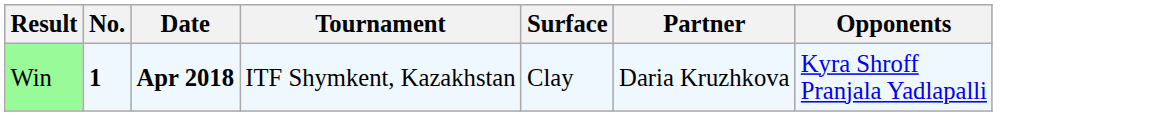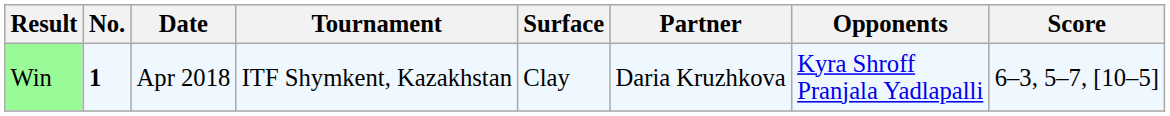+ column: (1077, 24)
(185, 76) bold -> (183, 76) normal
